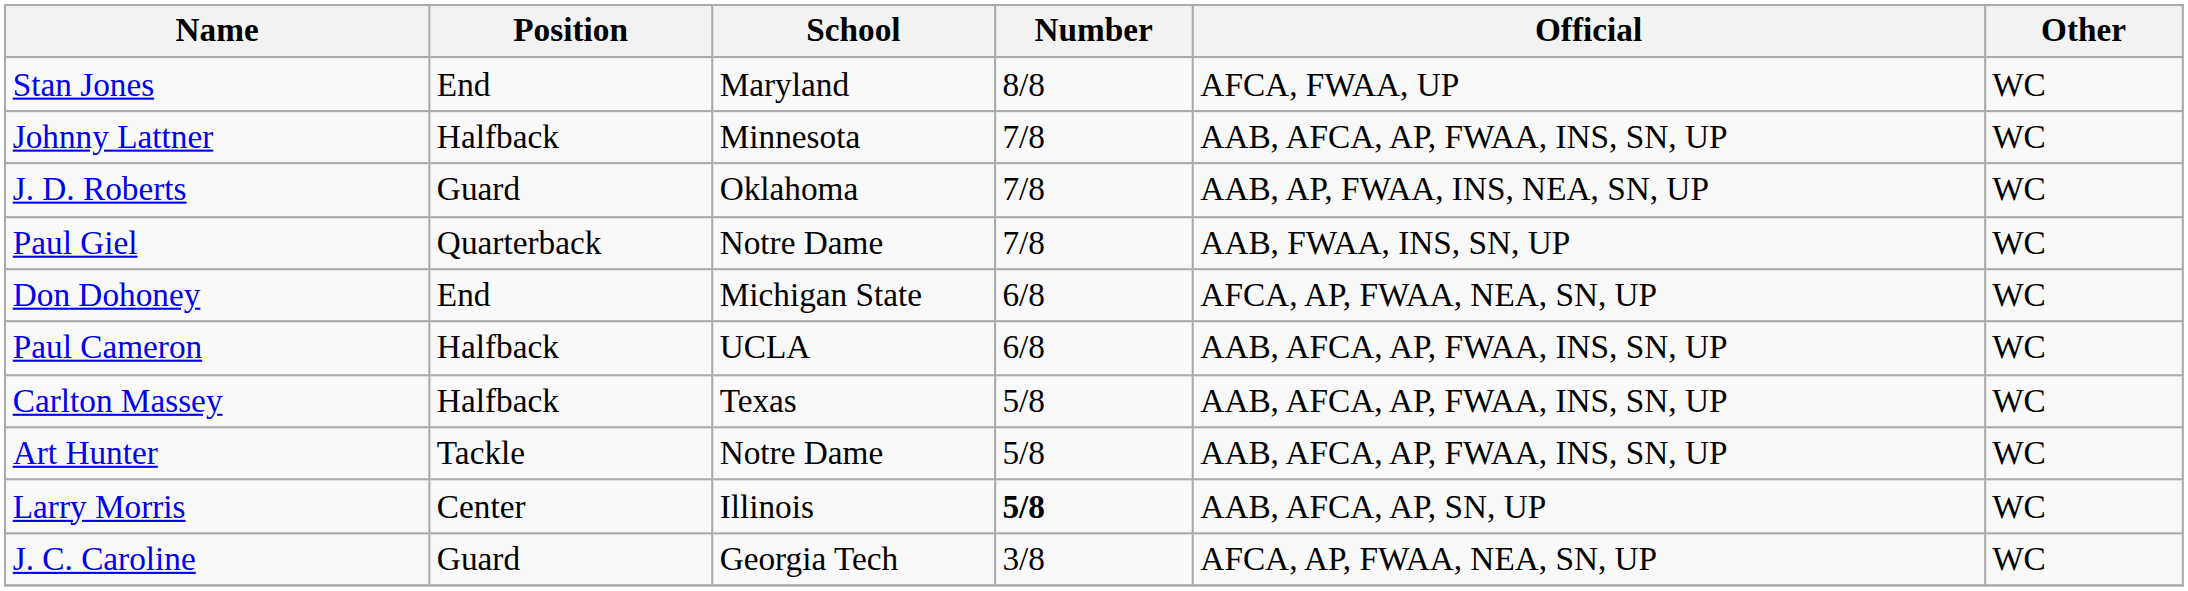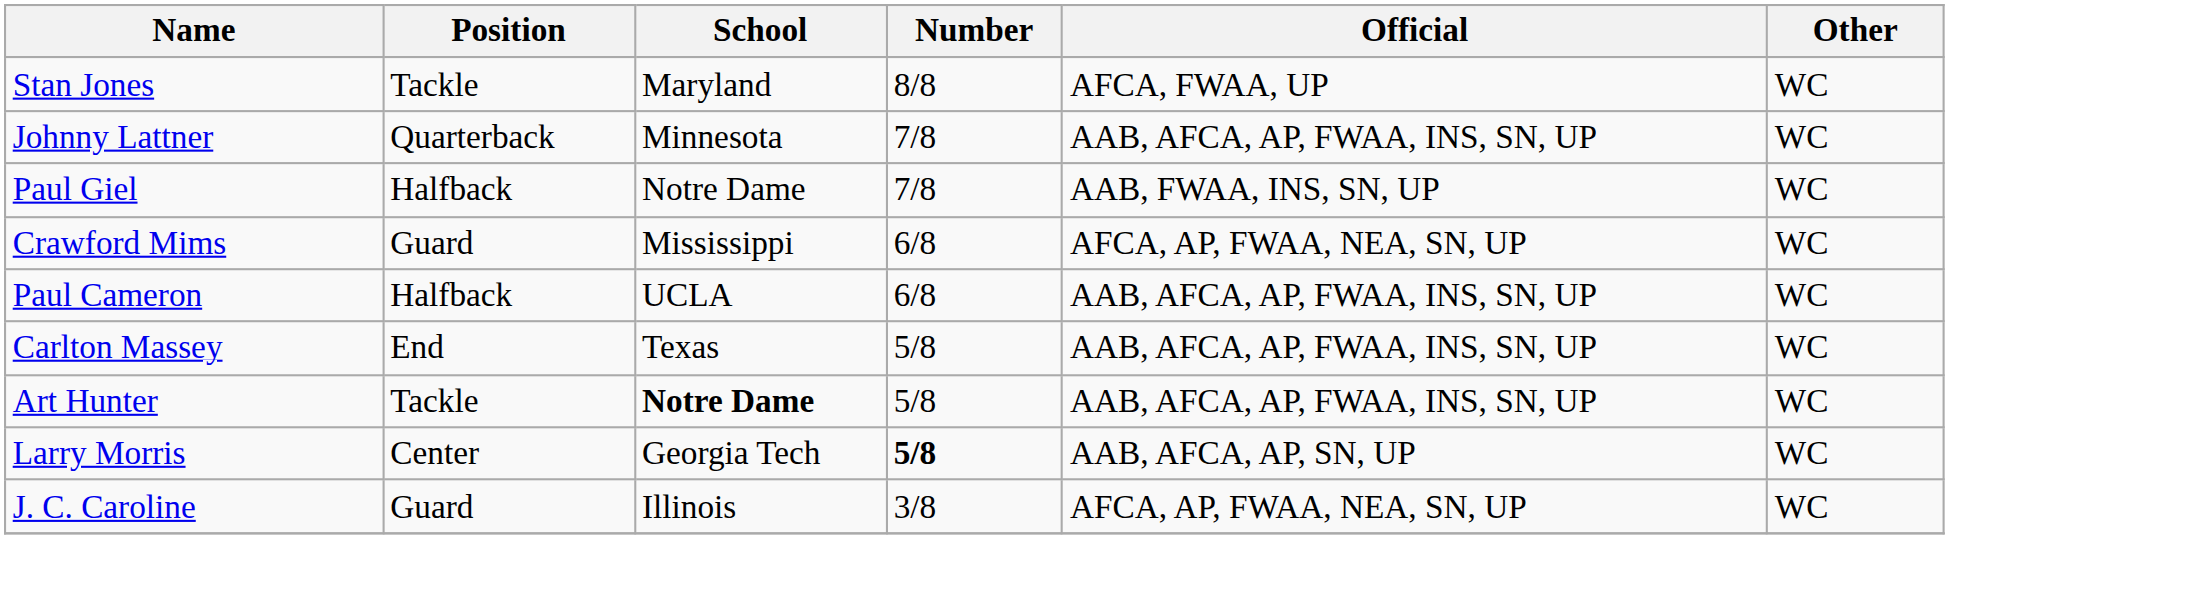(464, 83) End -> (434, 83) Tackle
(498, 136) Halfback -> (473, 136) Quarterback
- row: (100, 189)
(519, 242) Quarterback -> (451, 189) Halfback
- row: (107, 294)
+ row: (119, 242)
(498, 400) Halfback -> (417, 347) End
(801, 453) normal -> (728, 400) bold
(767, 505) Illinois -> (731, 453) Georgia Tech
(809, 558) Georgia Tech -> (689, 505) Illinois
